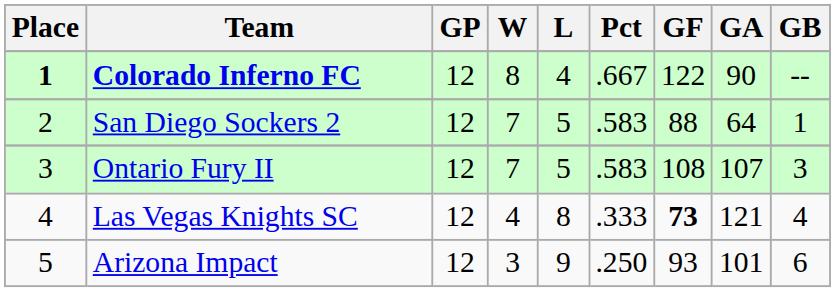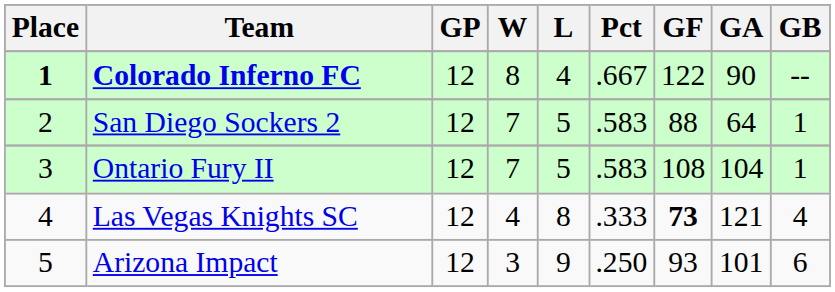(741, 168) 107 -> (741, 168) 104
(800, 168) 3 -> (800, 168) 1
